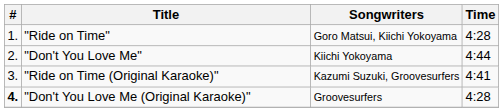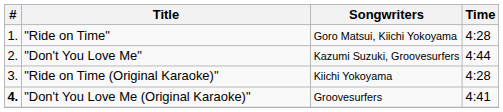(353, 56) Kiichi Yokoyama -> (387, 56) Kazumi Suzuki, Groovesurfers
(387, 77) Kazumi Suzuki, Groovesurfers -> (353, 77) Kiichi Yokoyama
(478, 76) 4:41 -> (478, 76) 4:28
(478, 96) 4:28 -> (478, 96) 4:41
